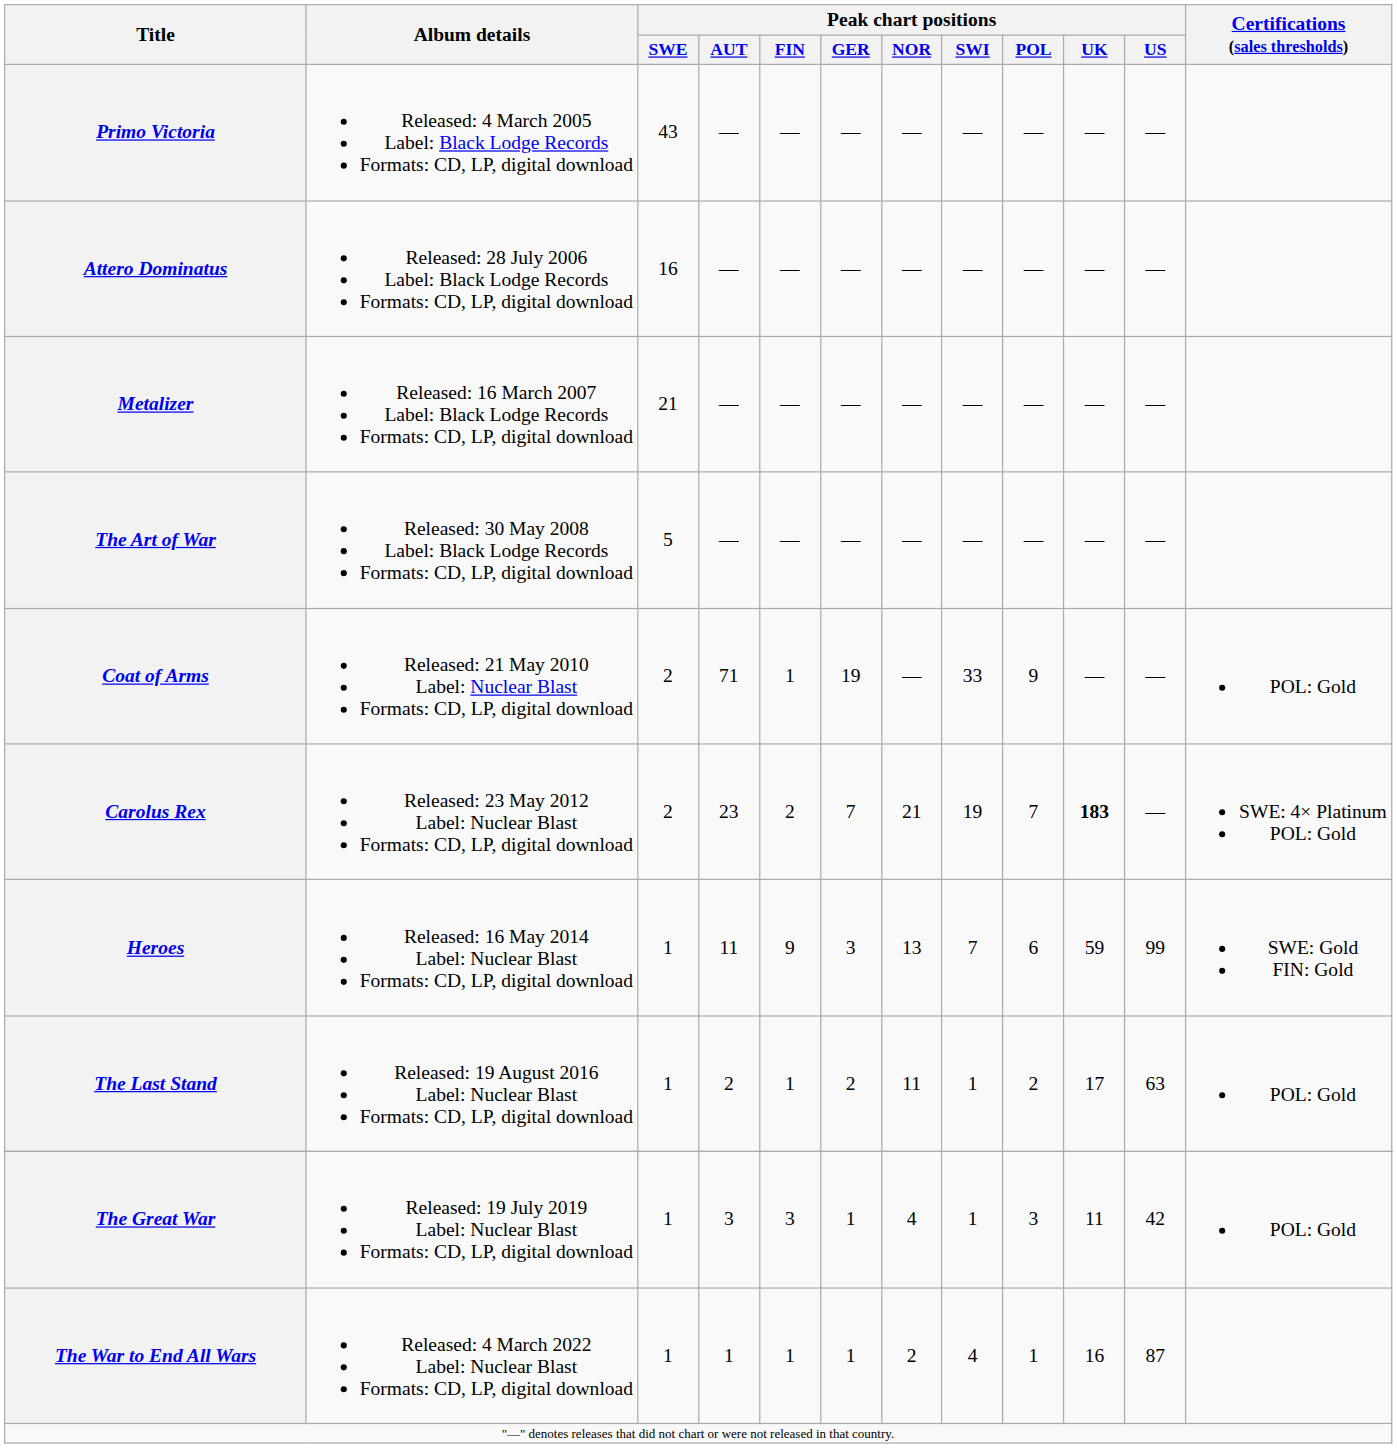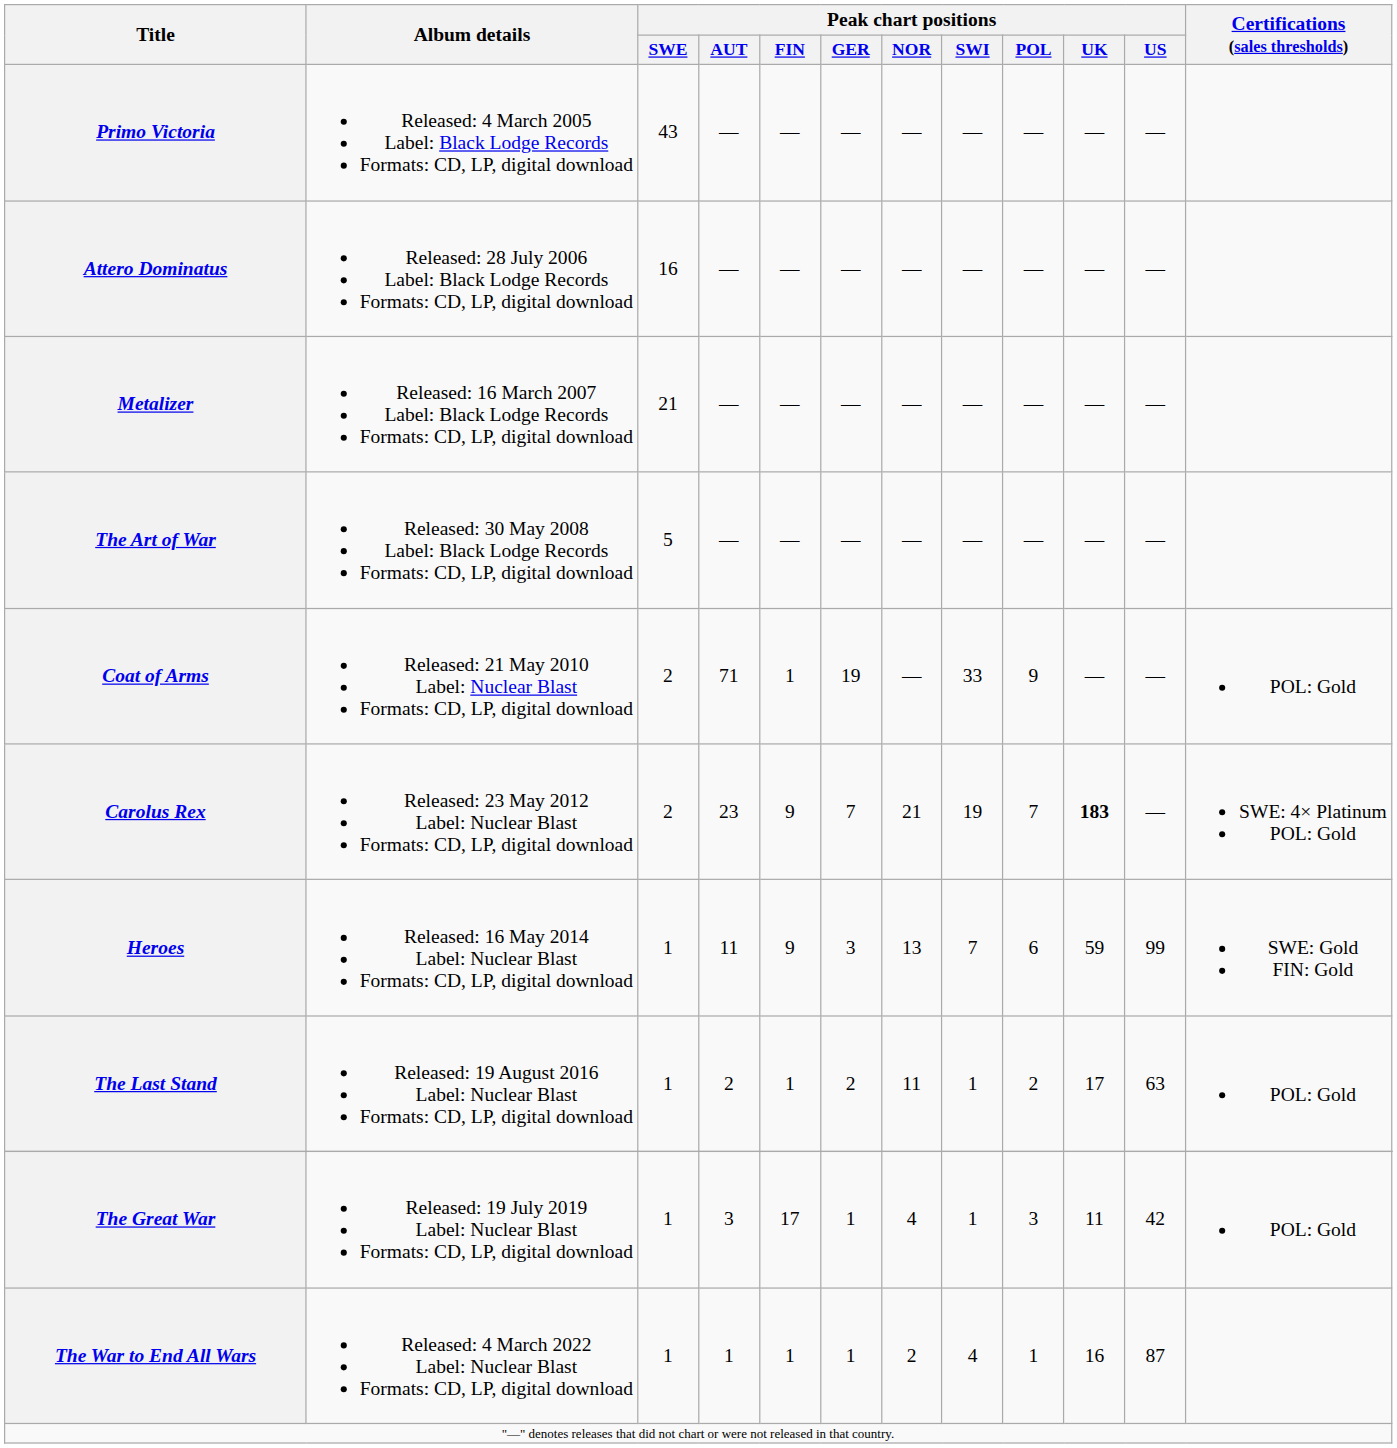(790, 811) 2 -> (790, 811) 9
(790, 1219) 3 -> (790, 1219) 17
